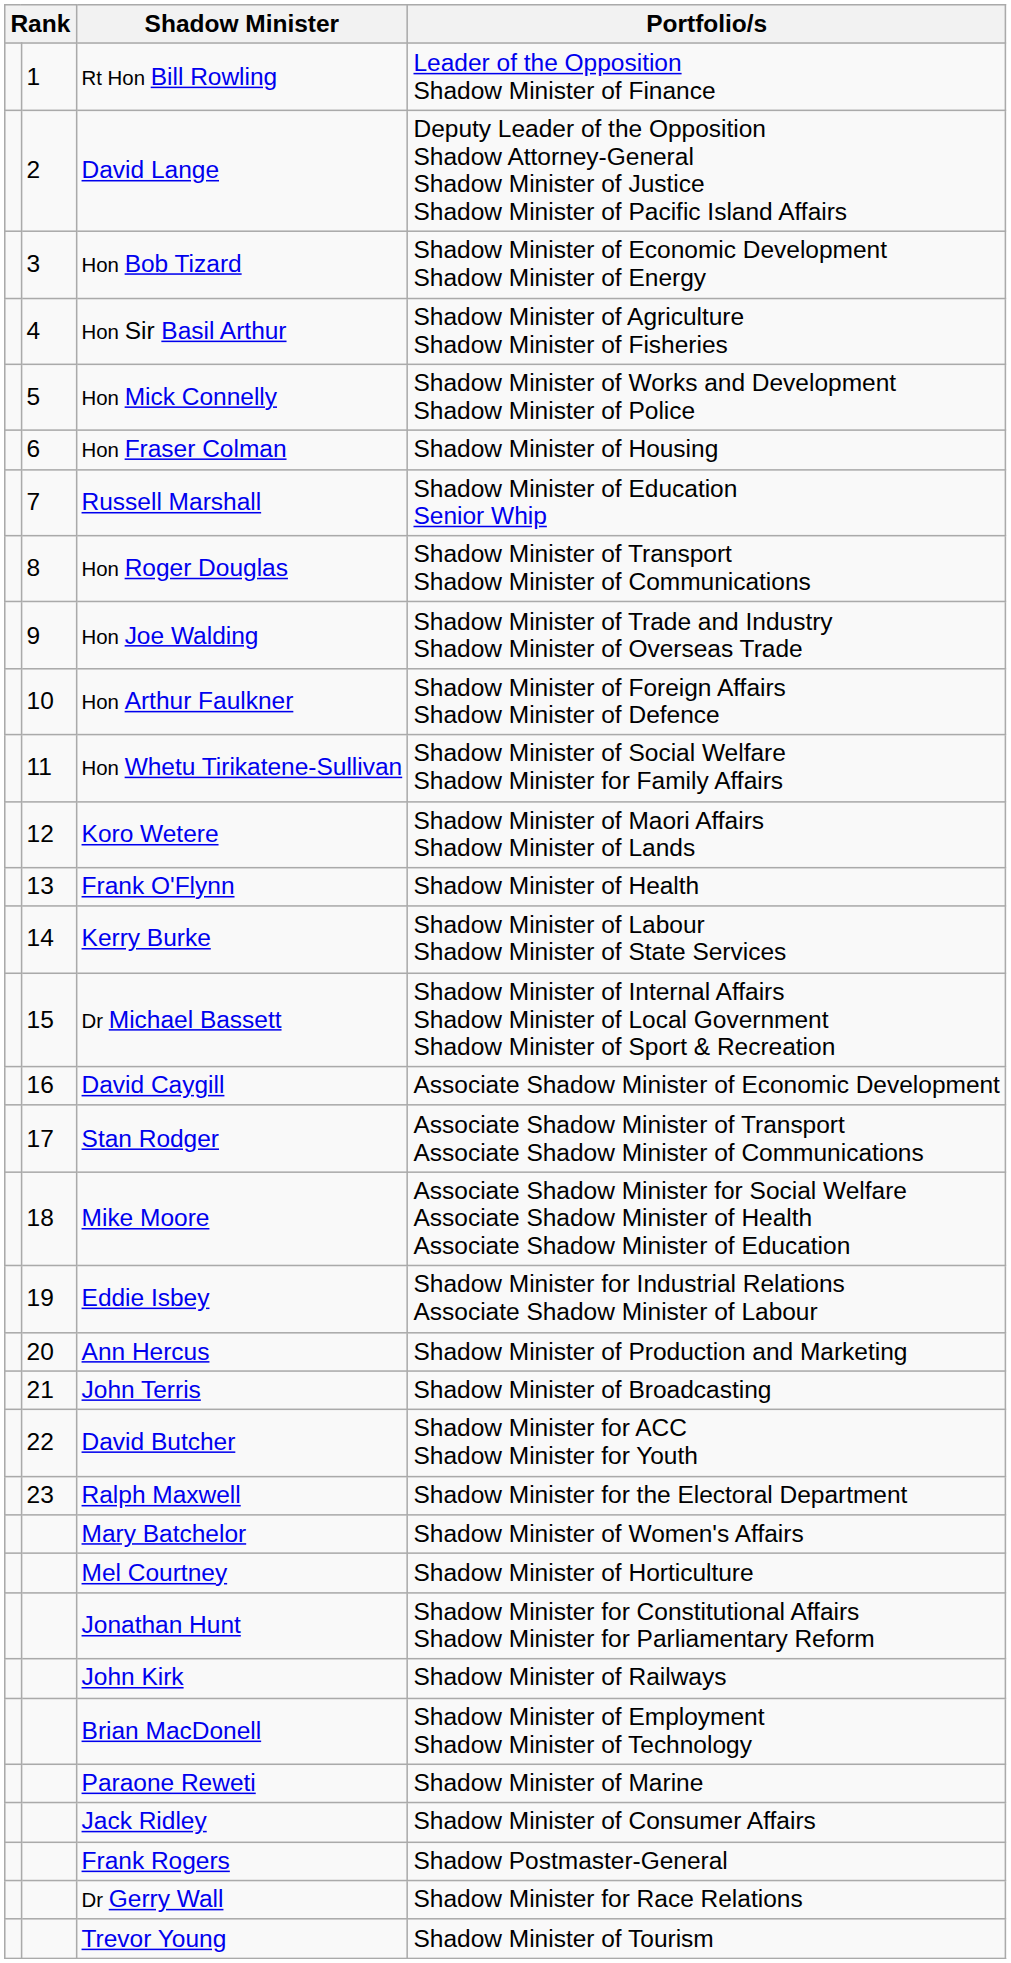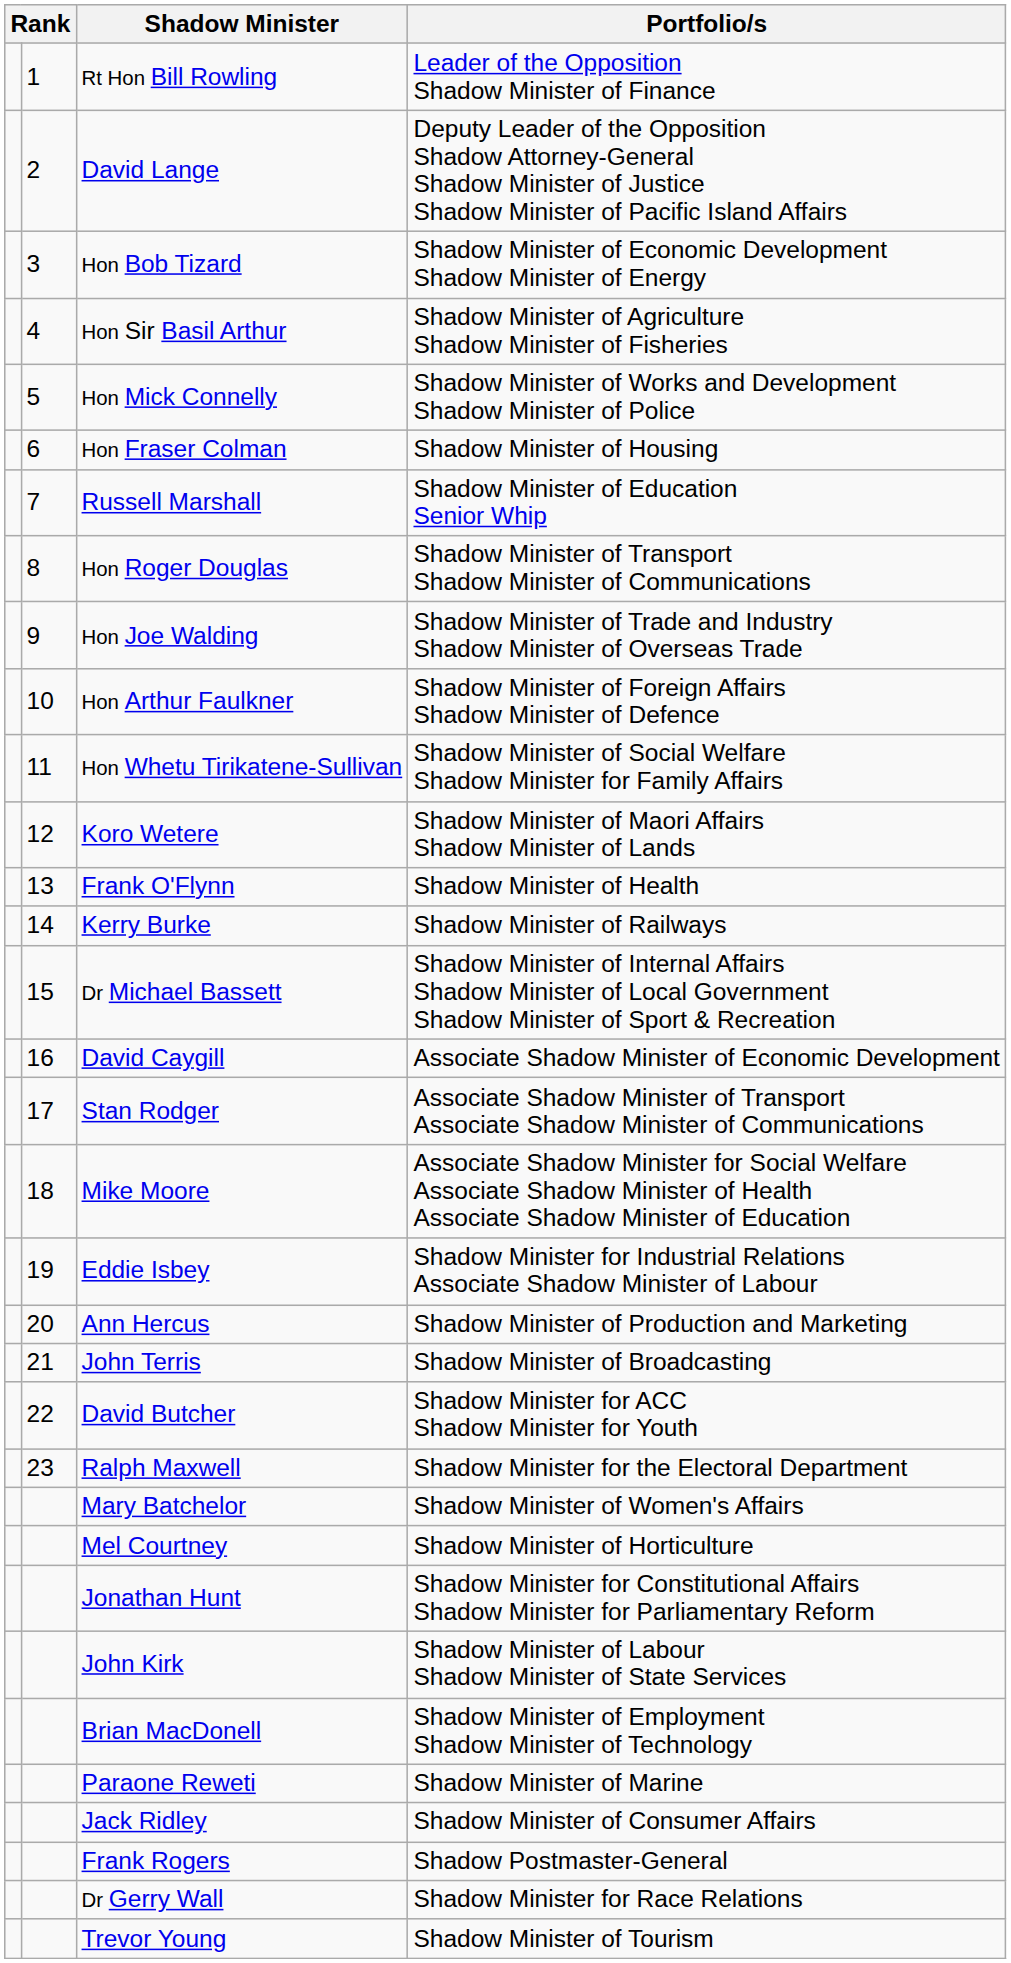(600, 939) Shadow Minister of Labour Shadow Minister of State Services -> (570, 925) Shadow Minister of Railways
(570, 1678) Shadow Minister of Railways -> (600, 1664) Shadow Minister of Labour Shadow Minister of State Services
